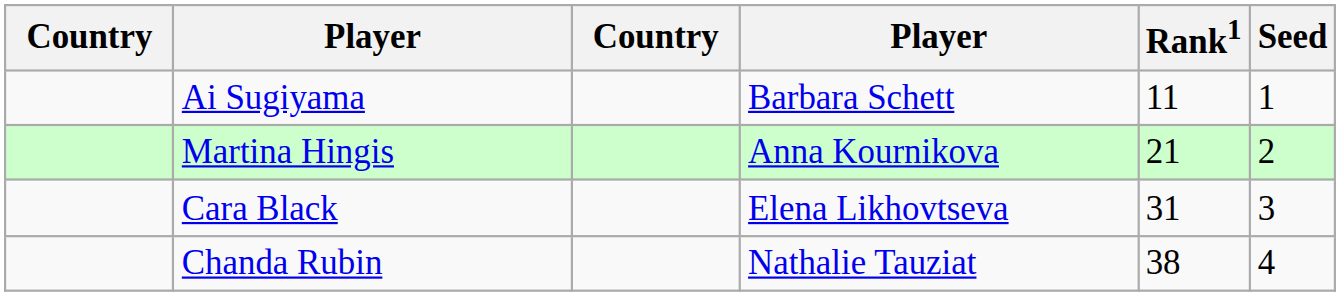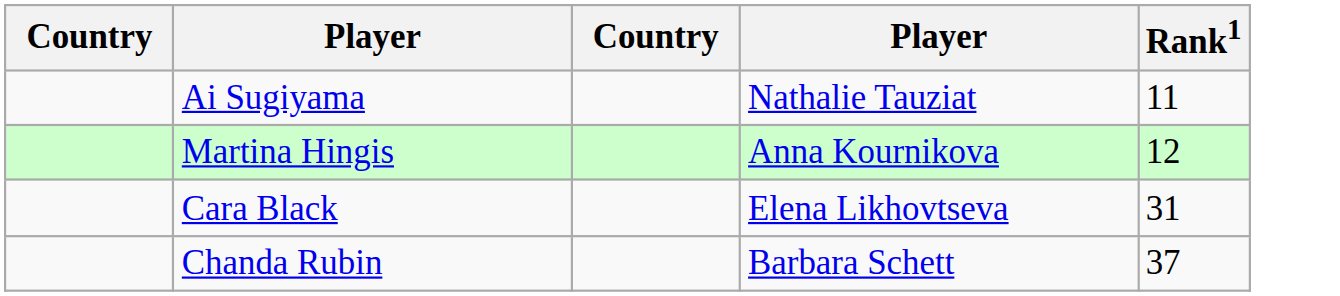- column: (1293, 36)
(851, 96) Barbara Schett -> (862, 96) Nathalie Tauziat
(1163, 152) 21 -> (1163, 152) 12
(862, 262) Nathalie Tauziat -> (851, 262) Barbara Schett
(1163, 262) 38 -> (1163, 262) 37
